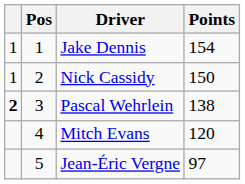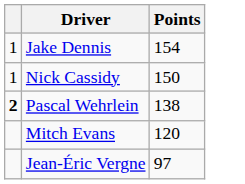- column: (39, 18)
